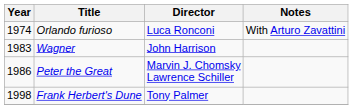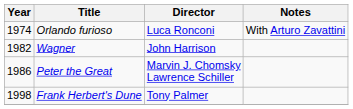(19, 48) 1983 -> (19, 48) 1982
